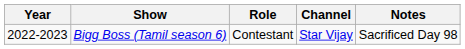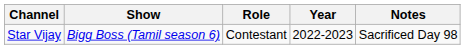columns swapped: (37, 15) <-> (326, 15)
